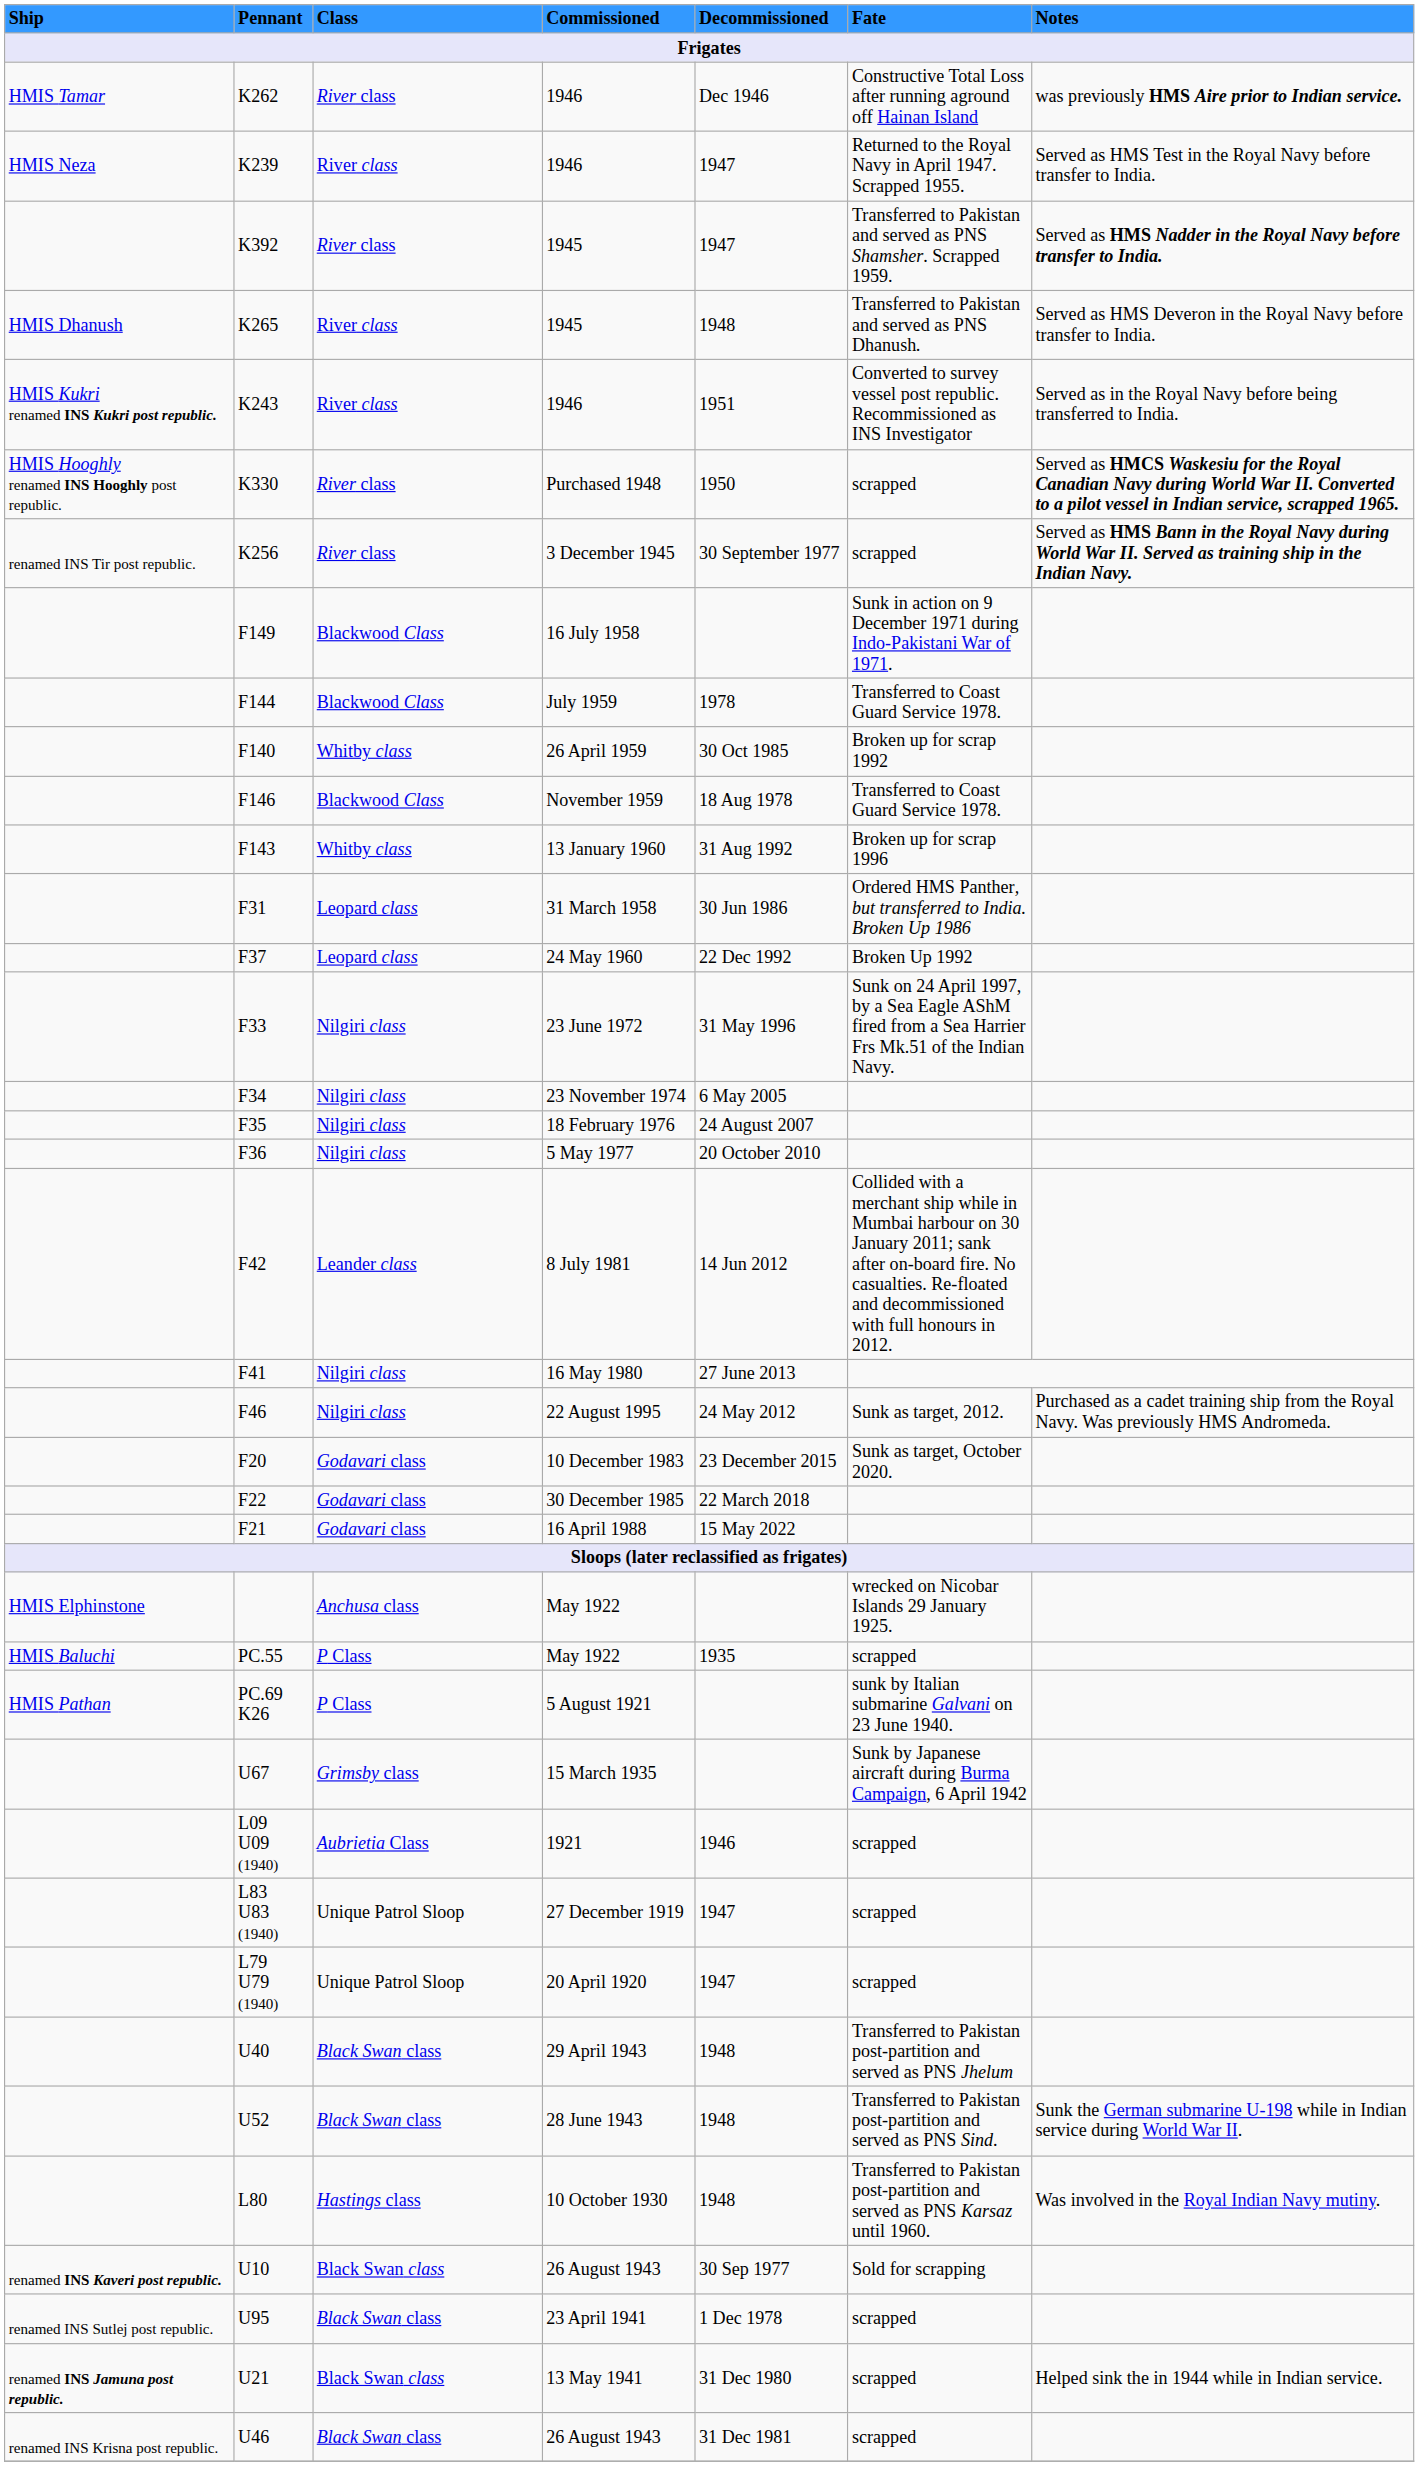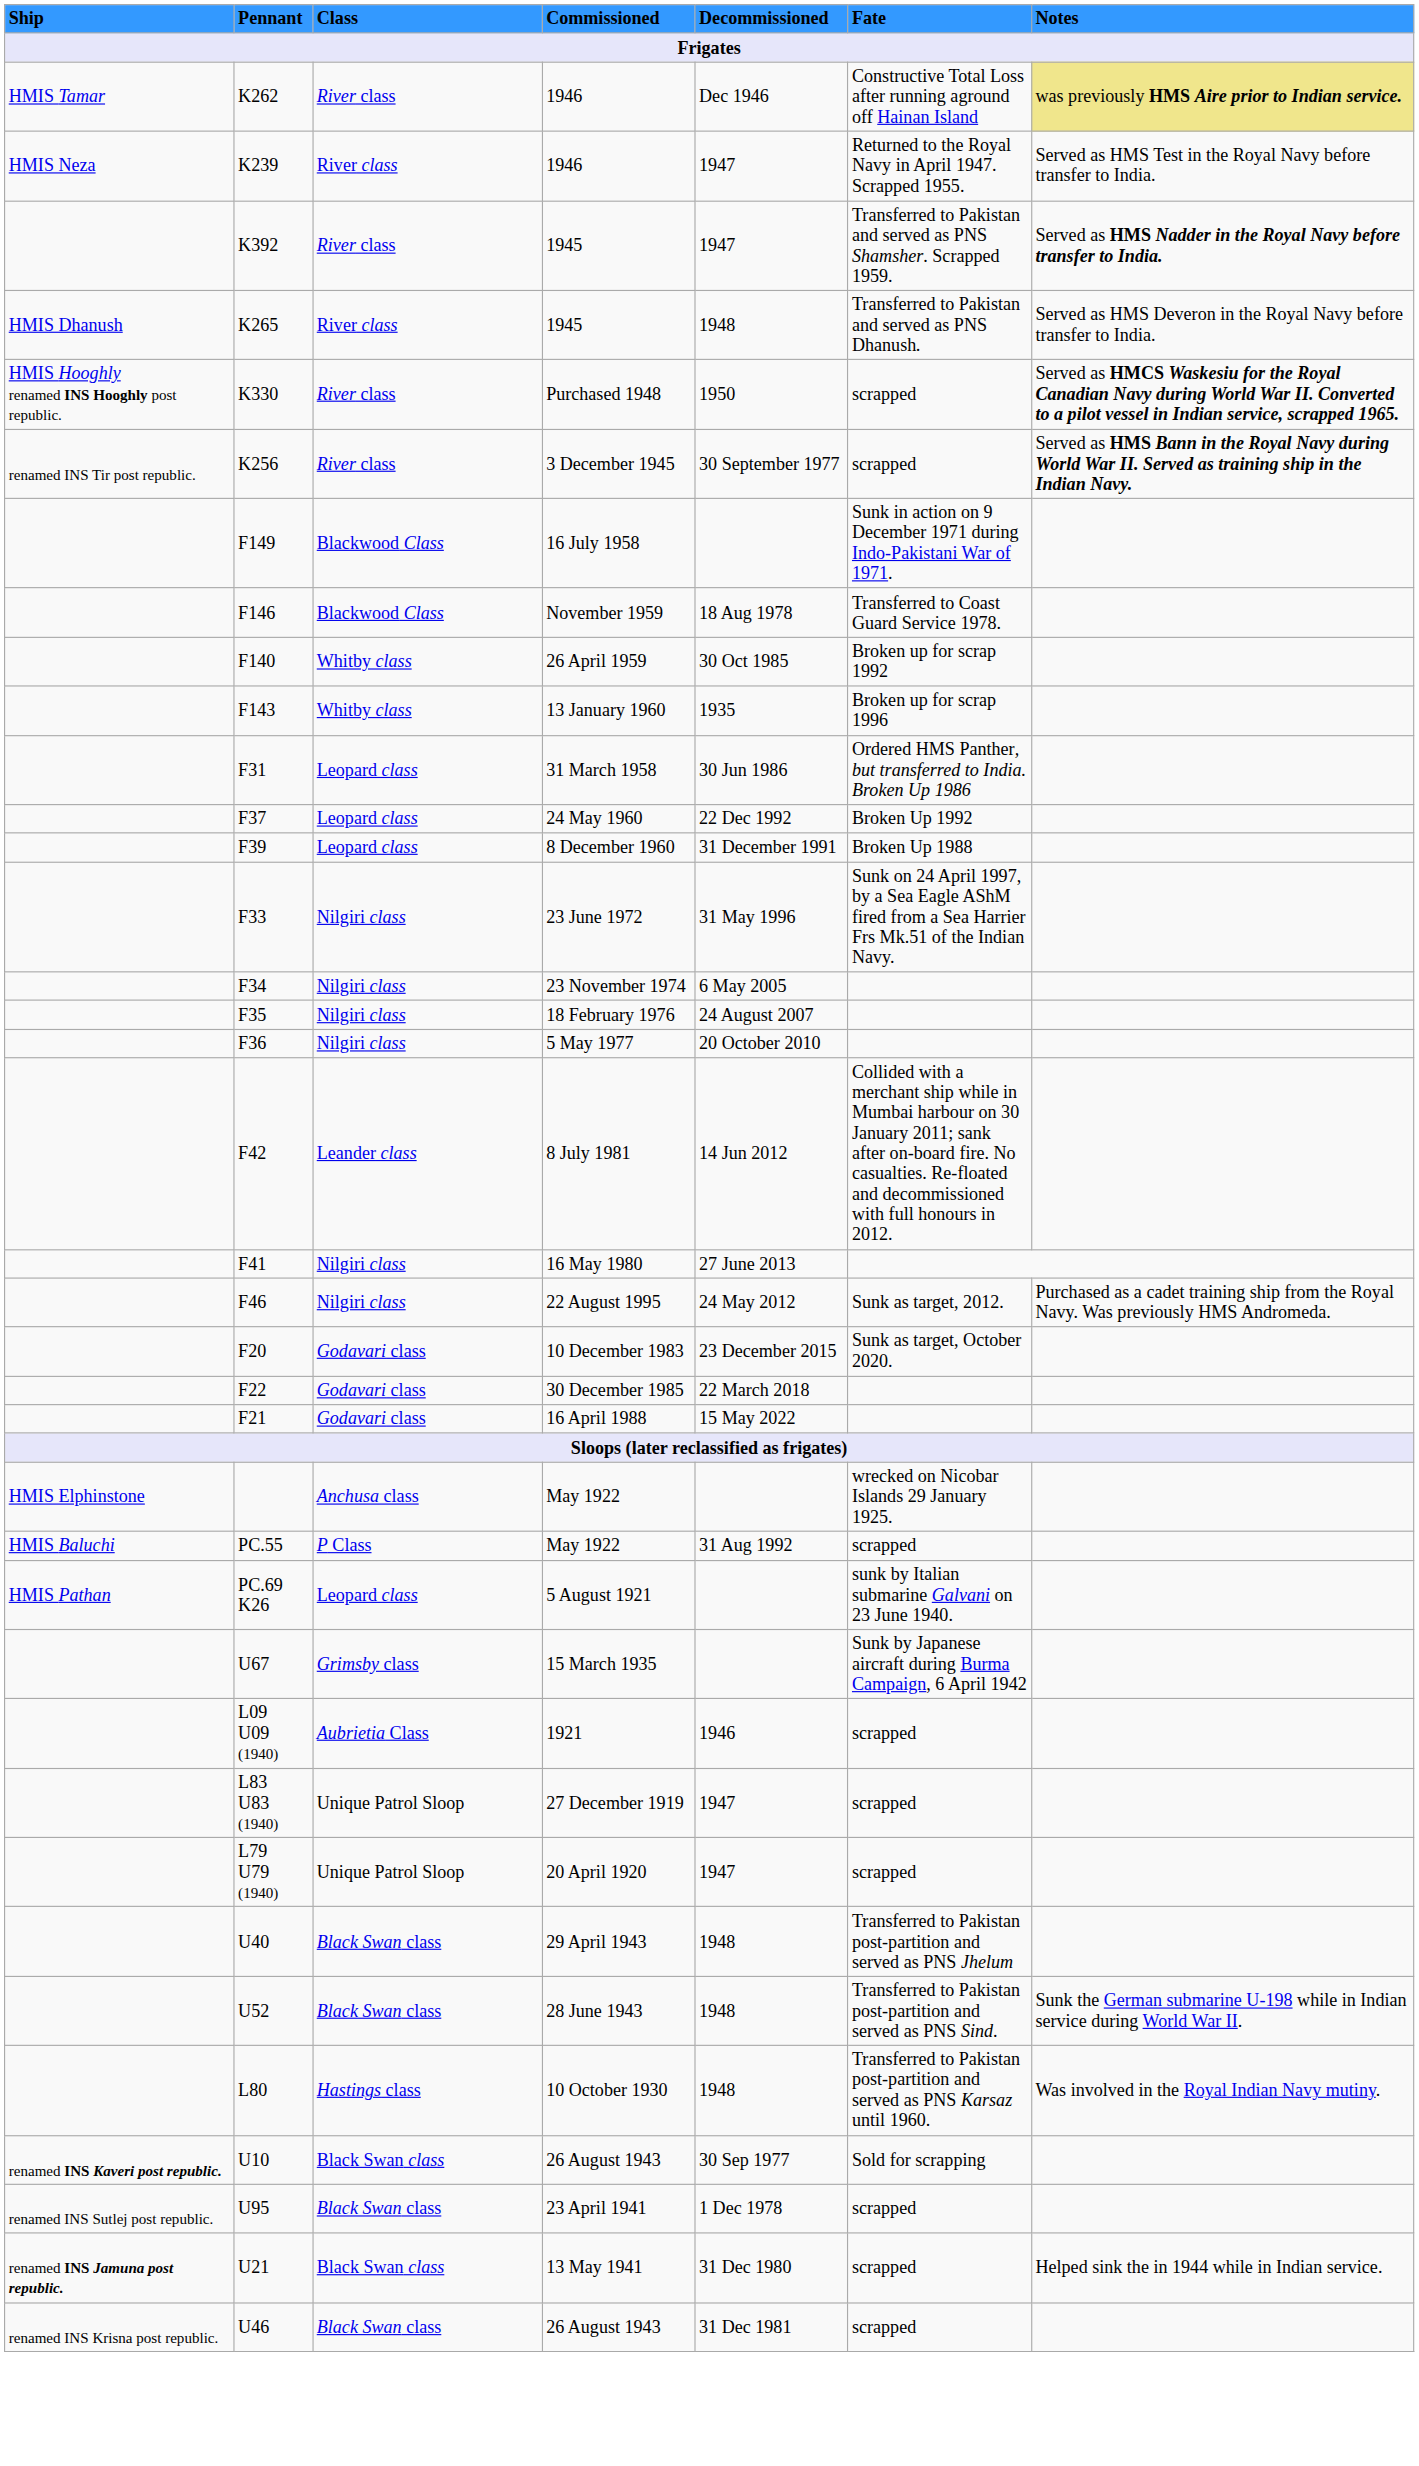(1219, 96) no background -> (1219, 96) khaki background
- row: (258, 404)
- row: (257, 702)
rows swapped: (257, 800) <-> (257, 751)
(746, 849) 31 Aug 1992 -> (717, 710) 1935
+ row: (252, 847)
(717, 1655) 1935 -> (746, 1545) 31 Aug 1992
(344, 1704) P Class -> (367, 1594) Leopard class
